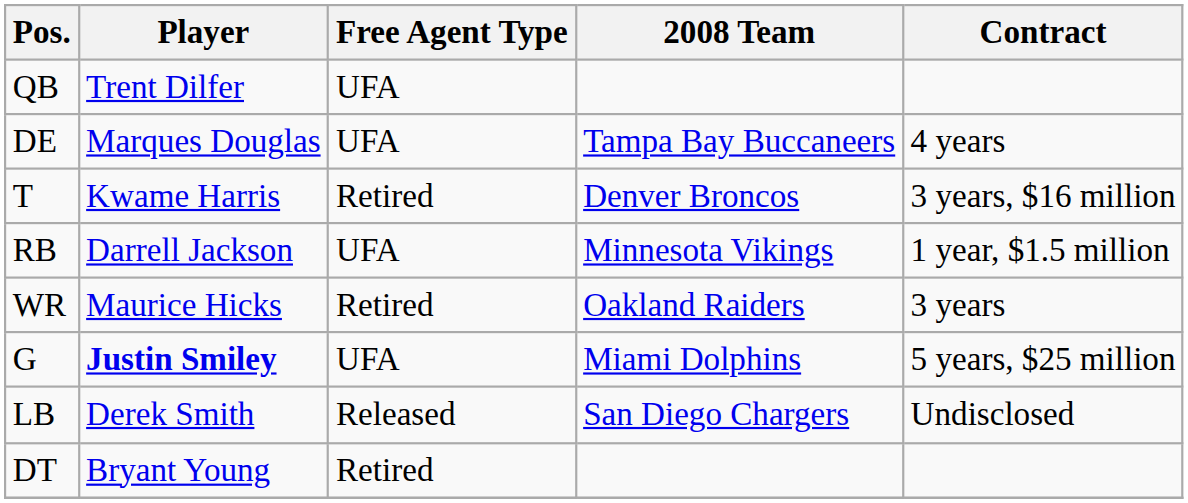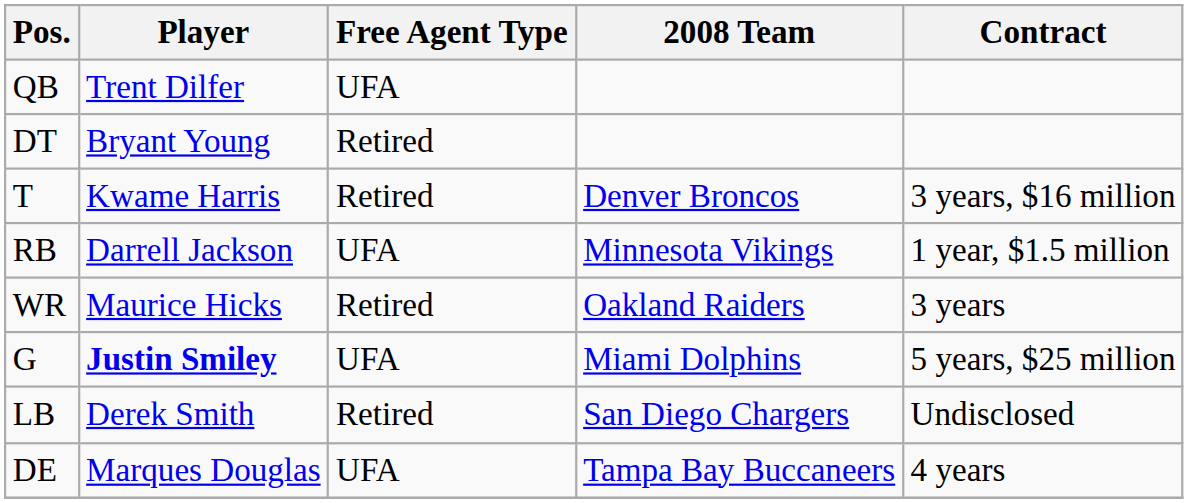rows swapped: (35, 141) <-> (35, 469)
(396, 414) Released -> (385, 414) Retired
